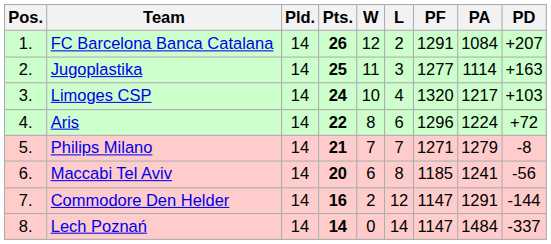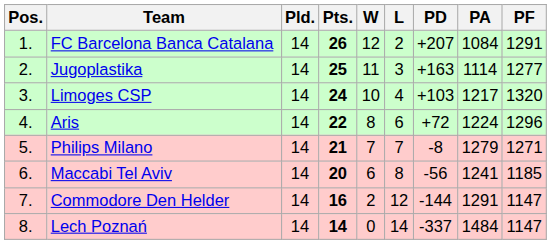columns swapped: (435, 17) <-> (524, 17)
